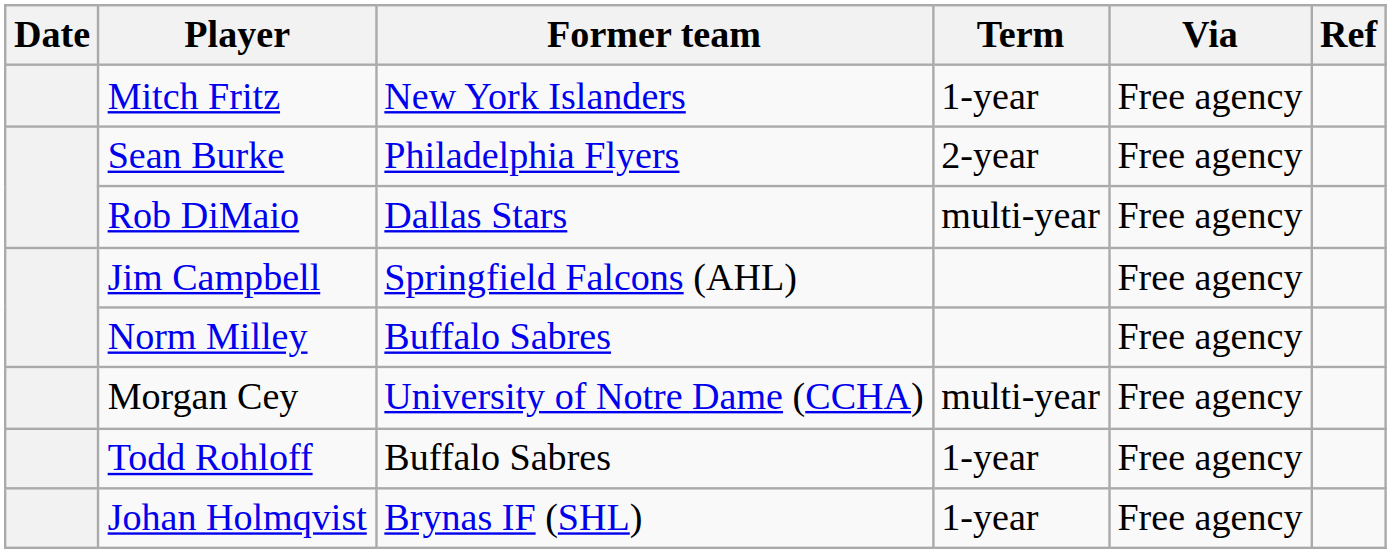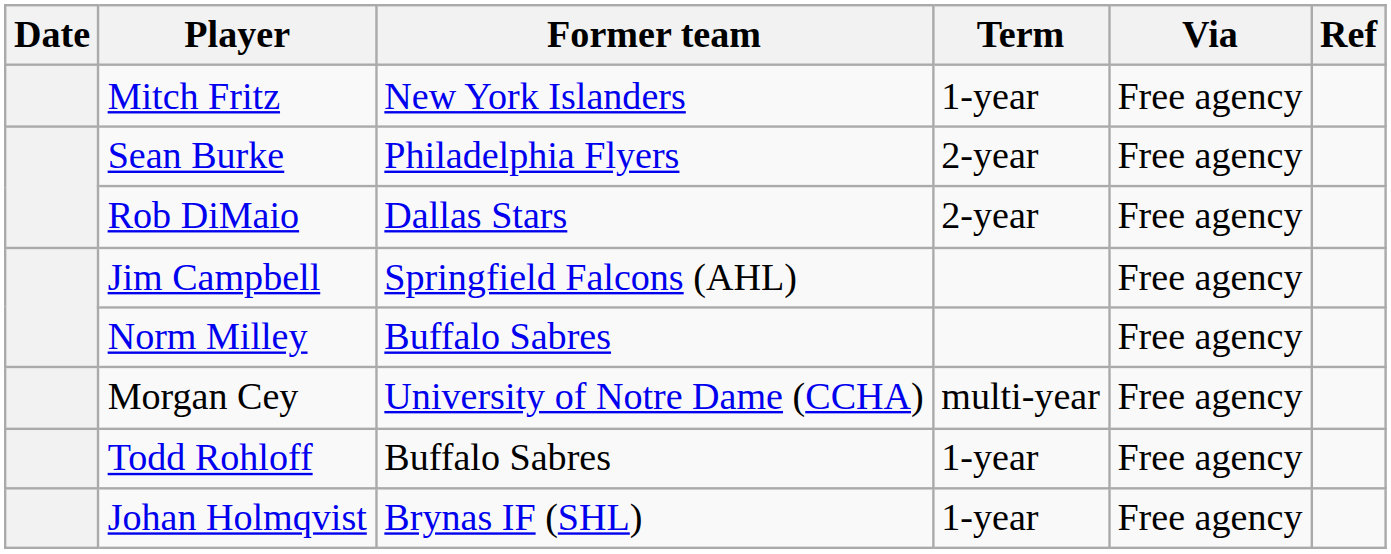(1021, 215) multi-year -> (990, 215) 2-year
